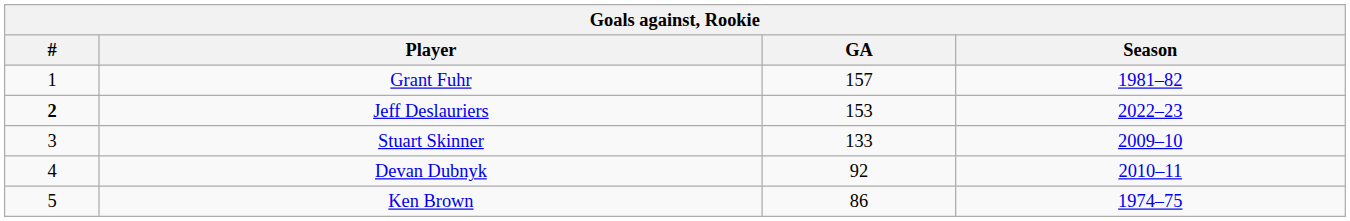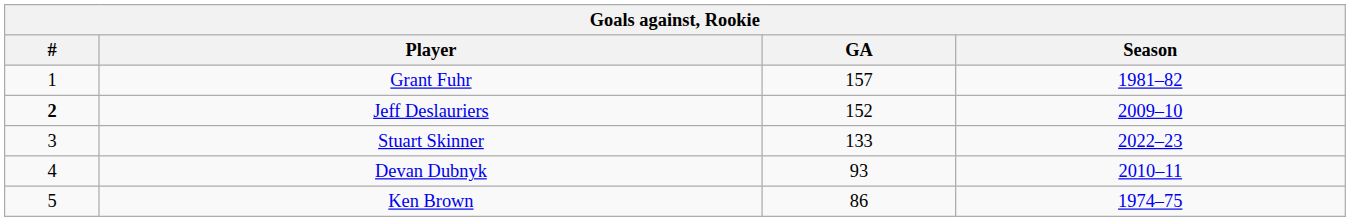(859, 110) 153 -> (859, 110) 152
(1150, 110) 2022–23 -> (1150, 110) 2009–10
(1150, 141) 2009–10 -> (1150, 141) 2022–23
(859, 171) 92 -> (859, 171) 93
